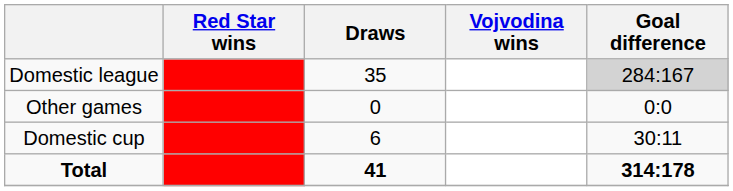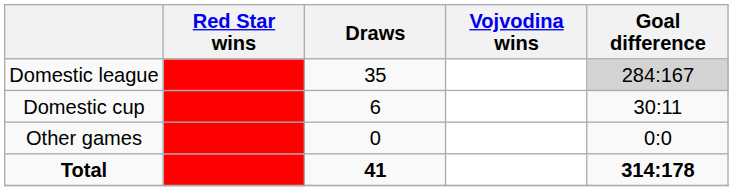rows swapped: (84, 138) <-> (84, 107)
